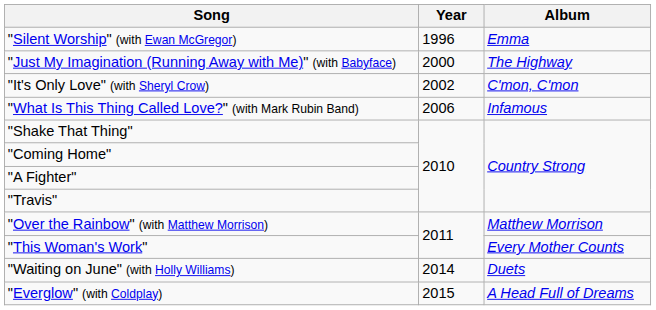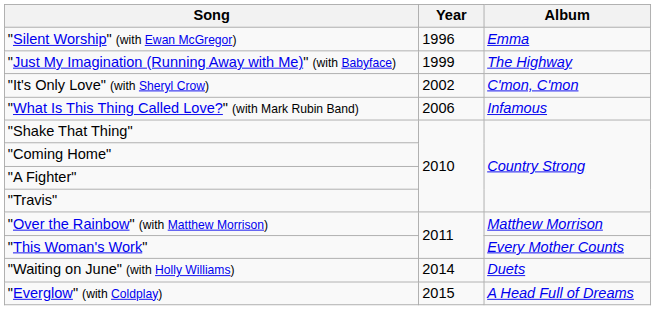(438, 62) 2000 -> (438, 62) 1999
